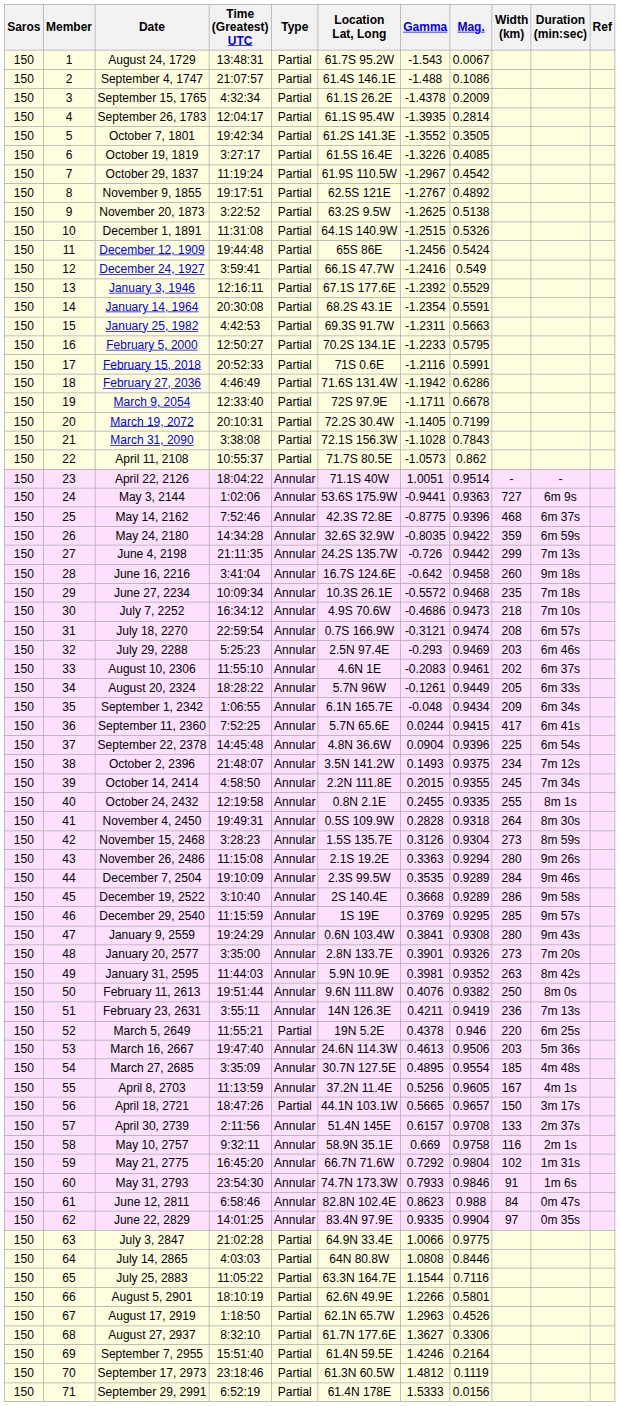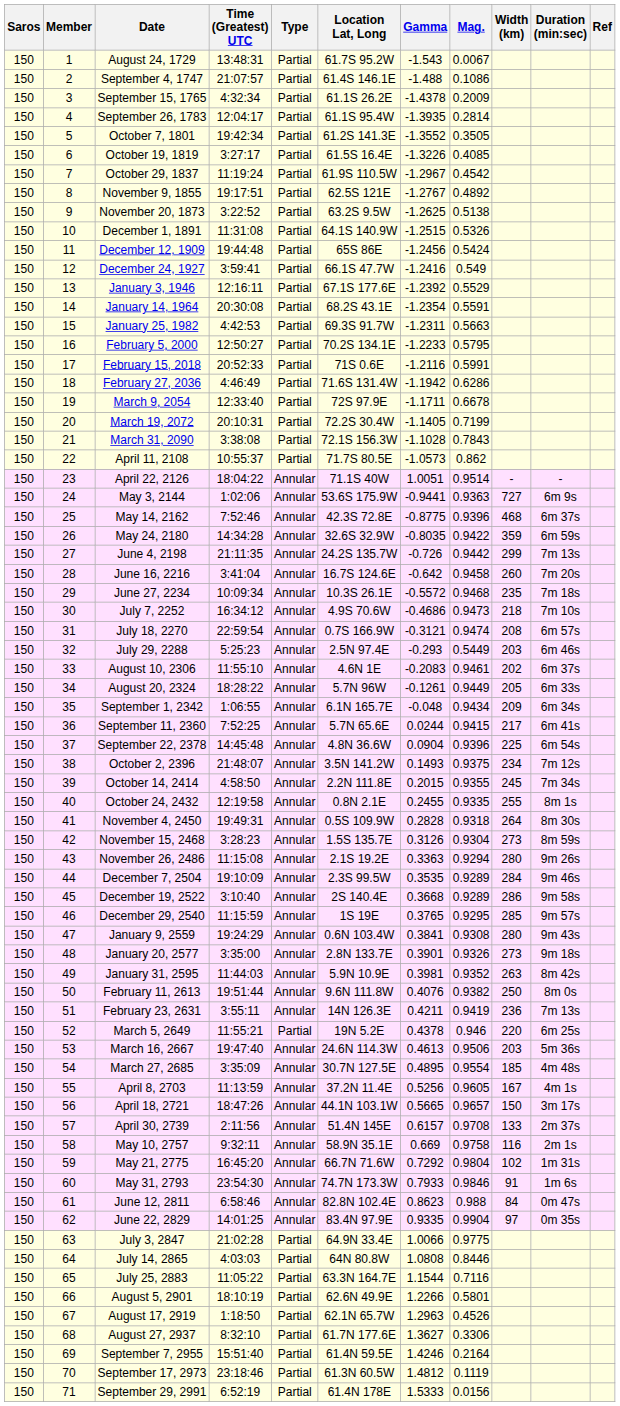(560, 573) 9m 18s -> (560, 573) 7m 20s
(471, 650) 0.9469 -> (471, 650) 0.5449
(512, 726) 417 -> (512, 726) 217
(425, 916) 0.3769 -> (425, 916) 0.3765
(560, 954) 7m 20s -> (560, 954) 9m 18s
(295, 1106) Partial -> (295, 1106) Annular
